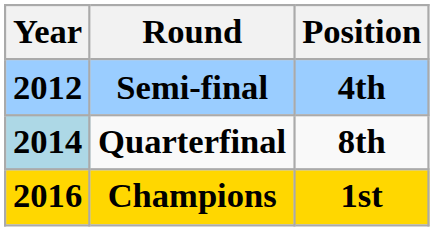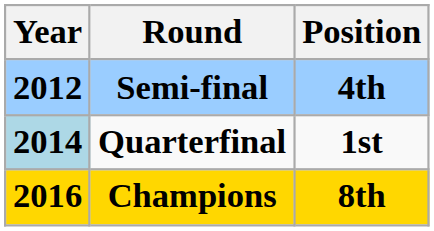(362, 141) 8th -> (362, 141) 1st
(362, 196) 1st -> (362, 196) 8th
